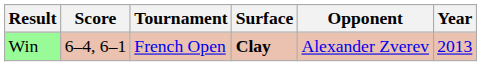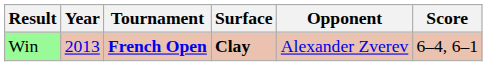columns swapped: (455, 18) <-> (95, 18)
(180, 46) normal -> (157, 46) bold
